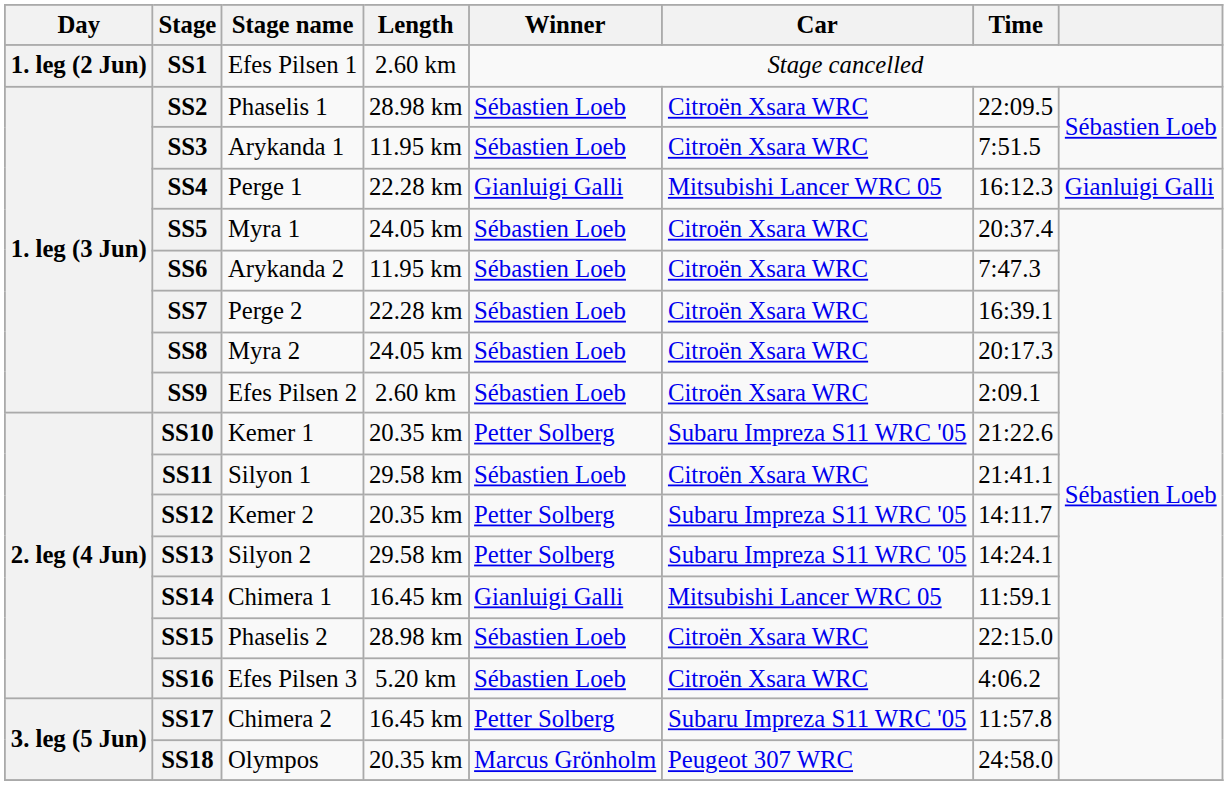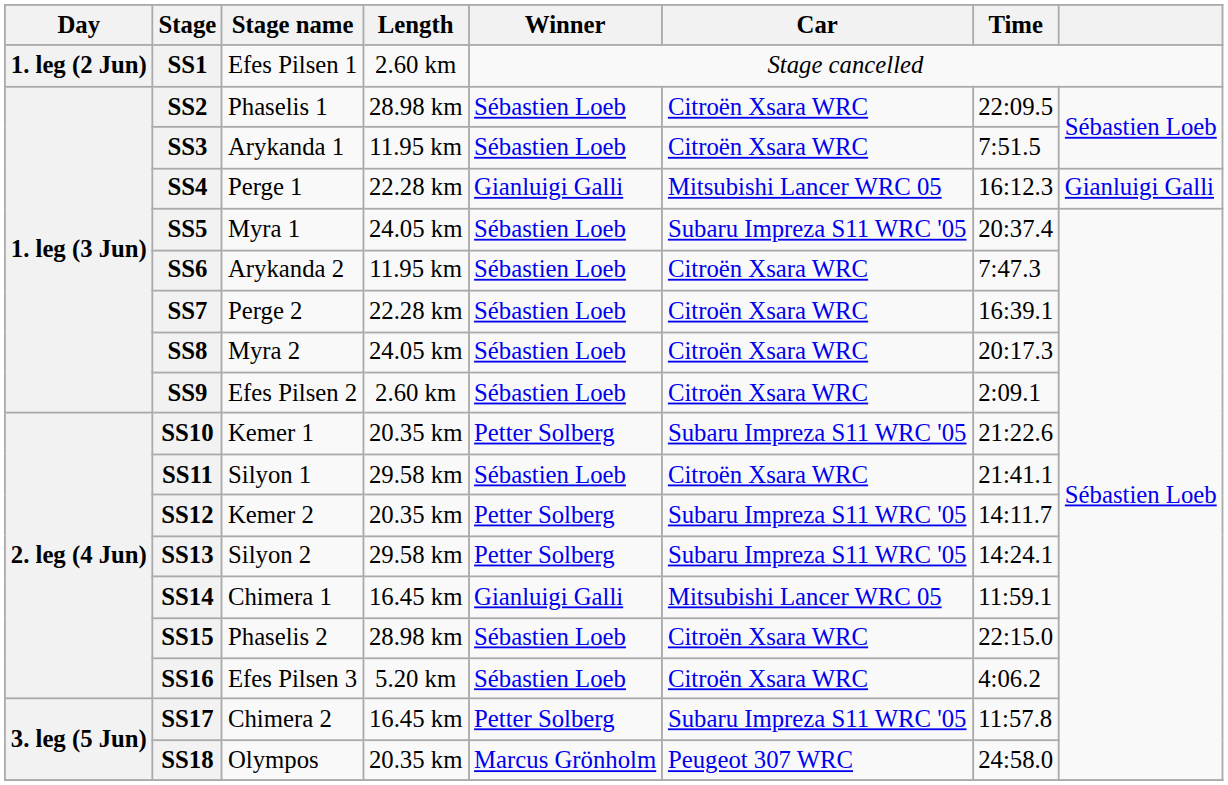(768, 228) Citroën Xsara WRC -> (817, 228) Subaru Impreza S11 WRC '05
